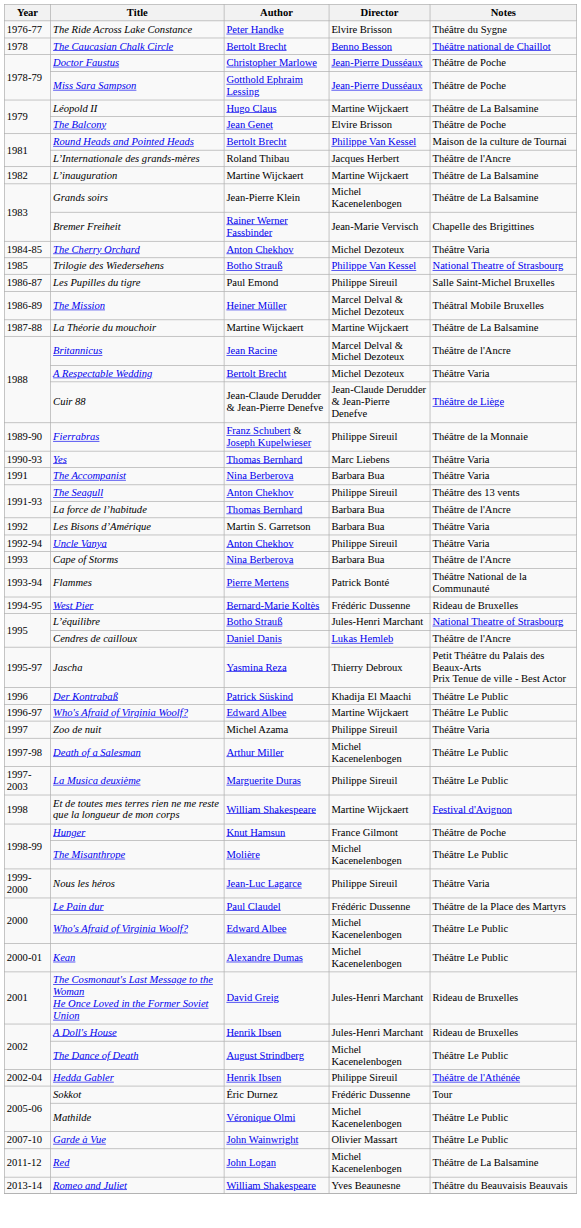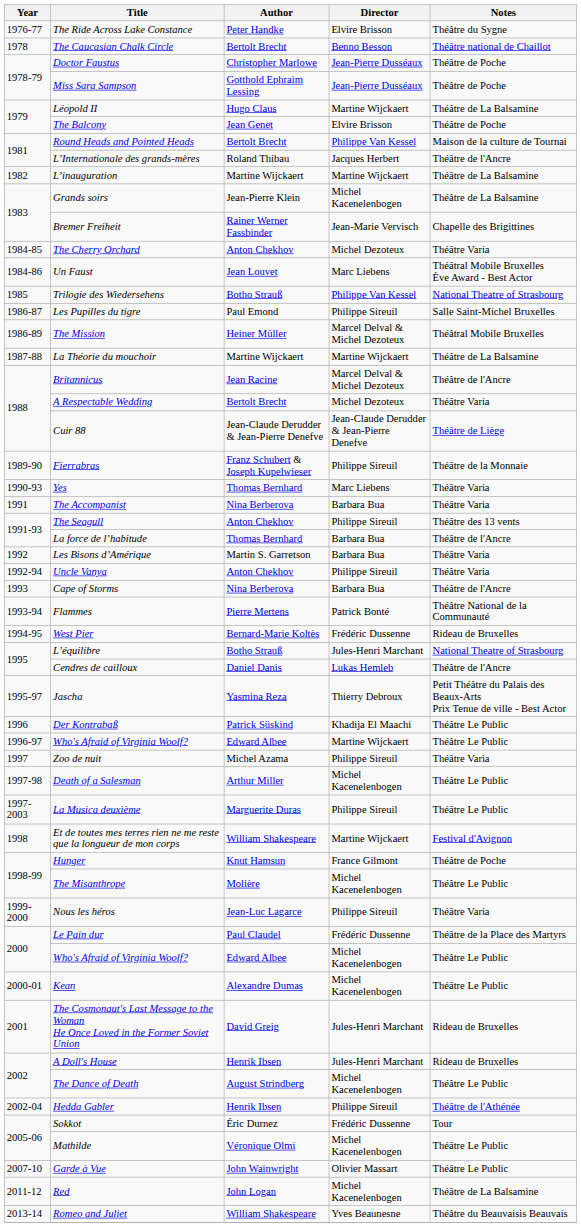+ row: (24, 272)
